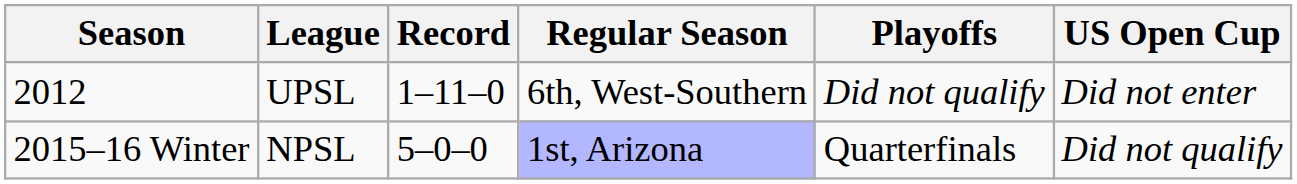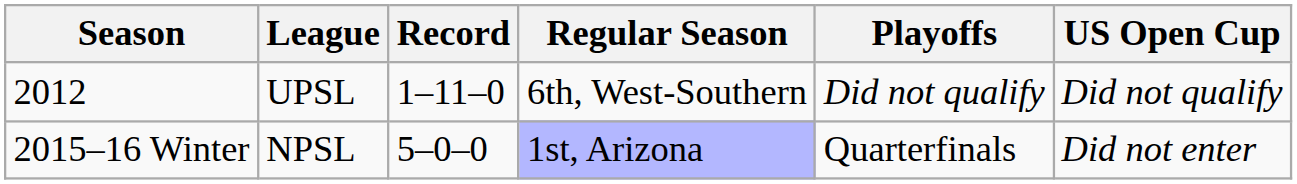(1159, 91) Did not enter -> (1172, 91) Did not qualify
(1172, 149) Did not qualify -> (1159, 149) Did not enter
